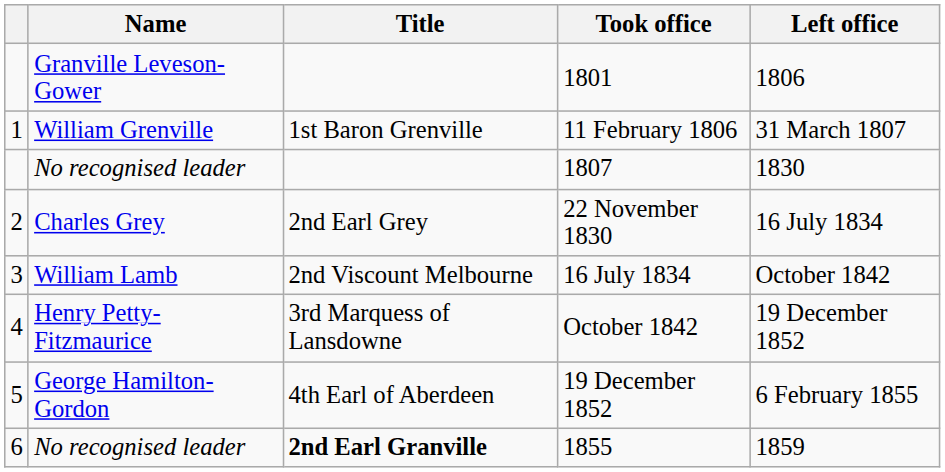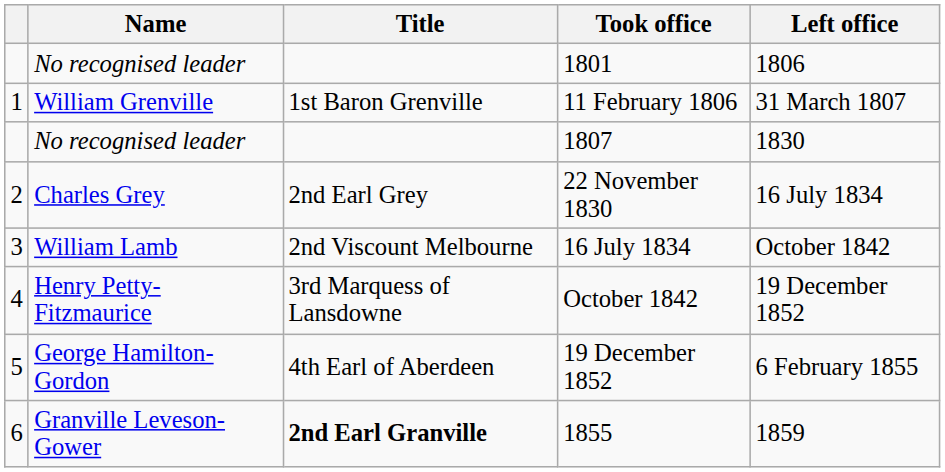(130, 76) Granville Leveson-Gower -> (140, 63) No recognised leader
(140, 447) No recognised leader -> (130, 433) Granville Leveson-Gower
